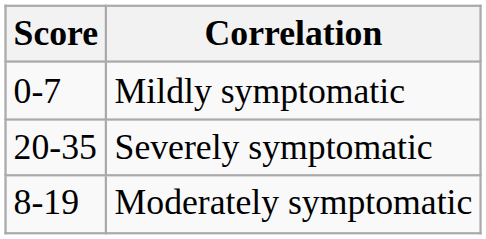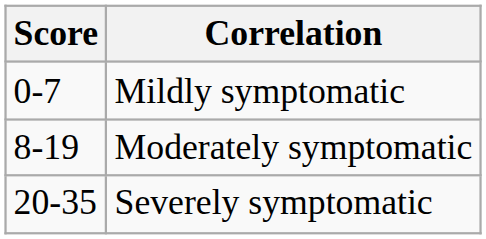rows swapped: (293, 203) <-> (274, 146)
